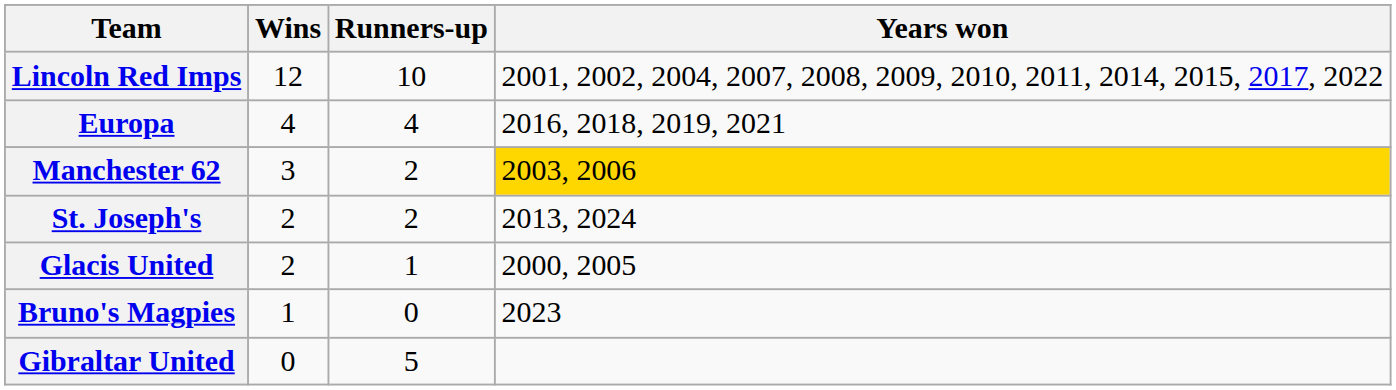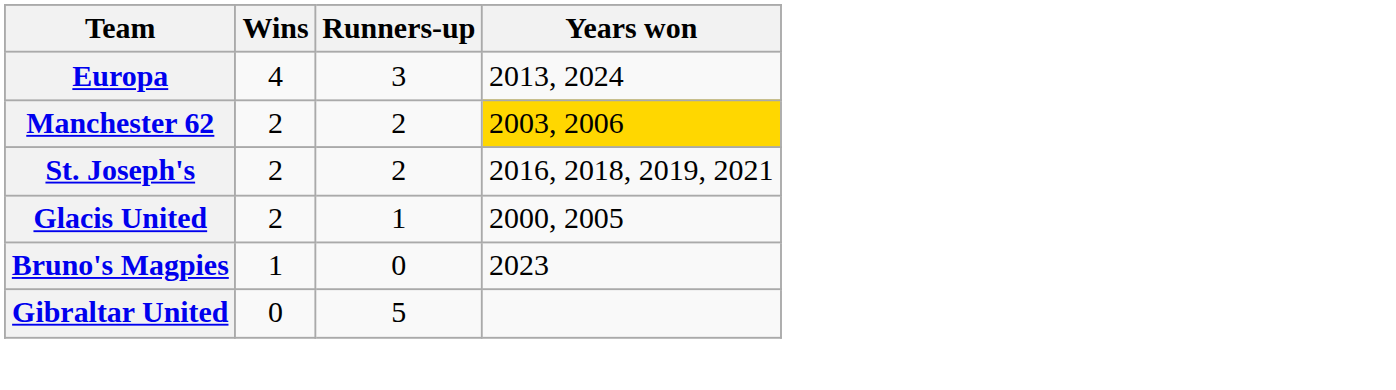- row: (127, 75)
(411, 123) 4 -> (399, 75) 3
(644, 123) 2016, 2018, 2019, 2021 -> (556, 75) 2013, 2024
(288, 170) 3 -> (276, 123) 2
(569, 218) 2013, 2024 -> (631, 170) 2016, 2018, 2019, 2021
